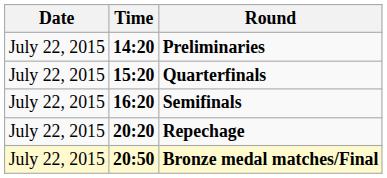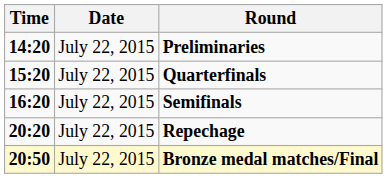columns swapped: (57, 18) <-> (134, 18)
